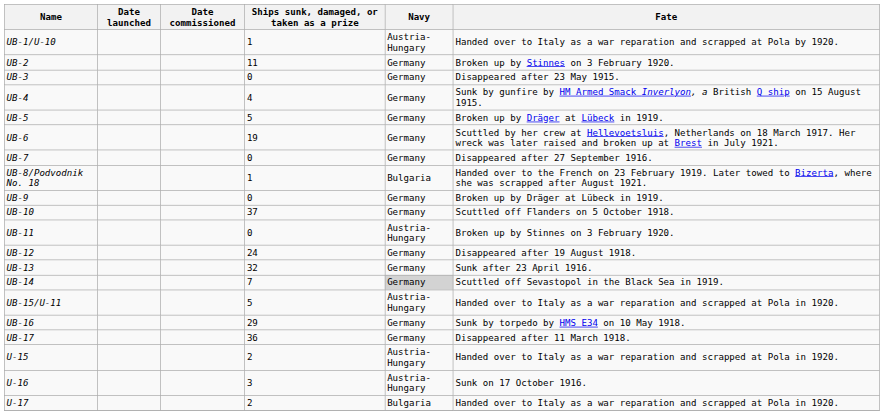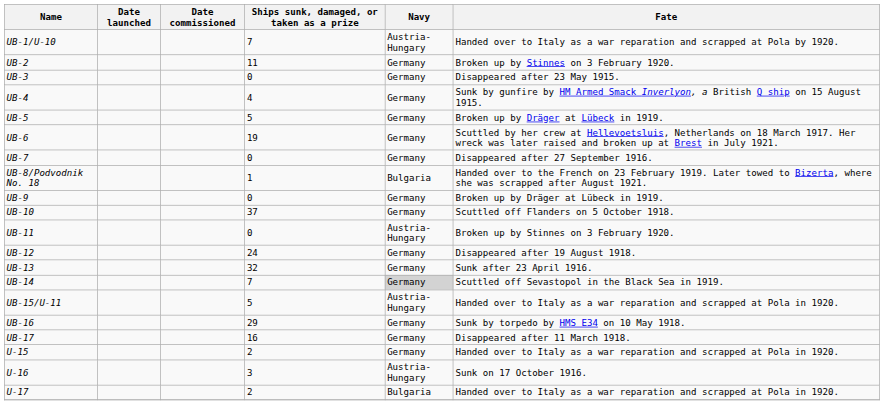(250, 42) 1 -> (250, 42) 7
(252, 337) 36 -> (252, 337) 16
(409, 357) Austria-Hungary -> (406, 352) Germany
